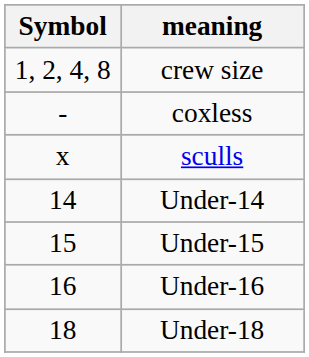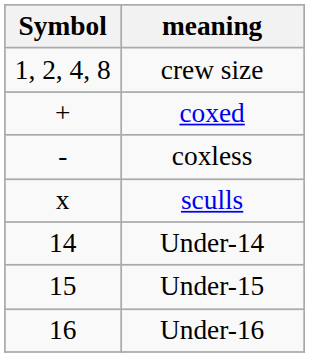+ row: (212, 112)
- row: (212, 329)
